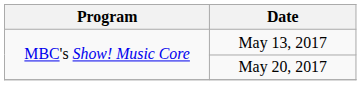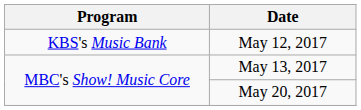+ row: (283, 42)
